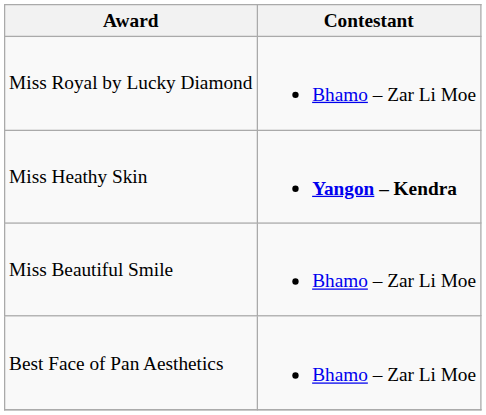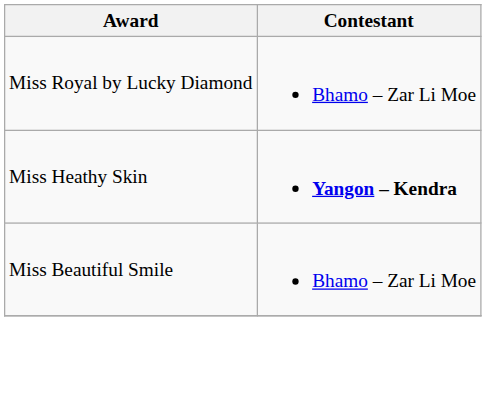- row: (116, 362)
